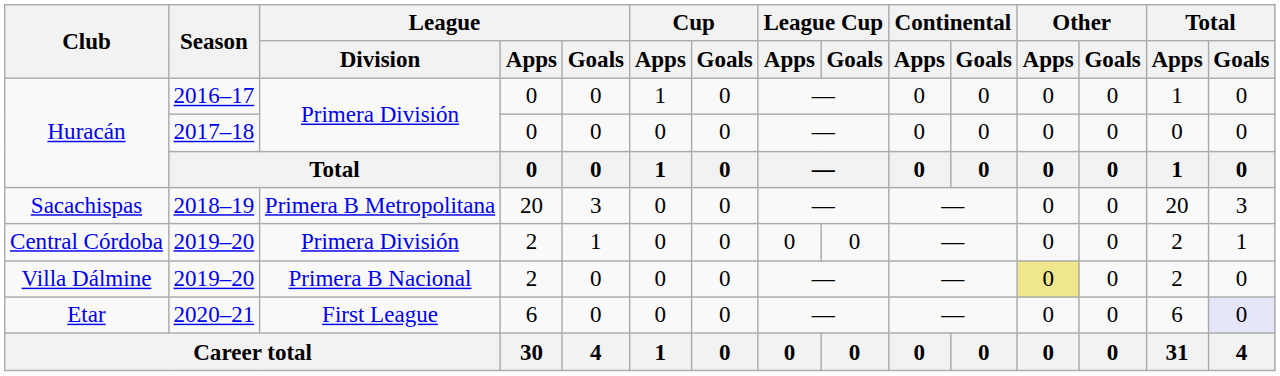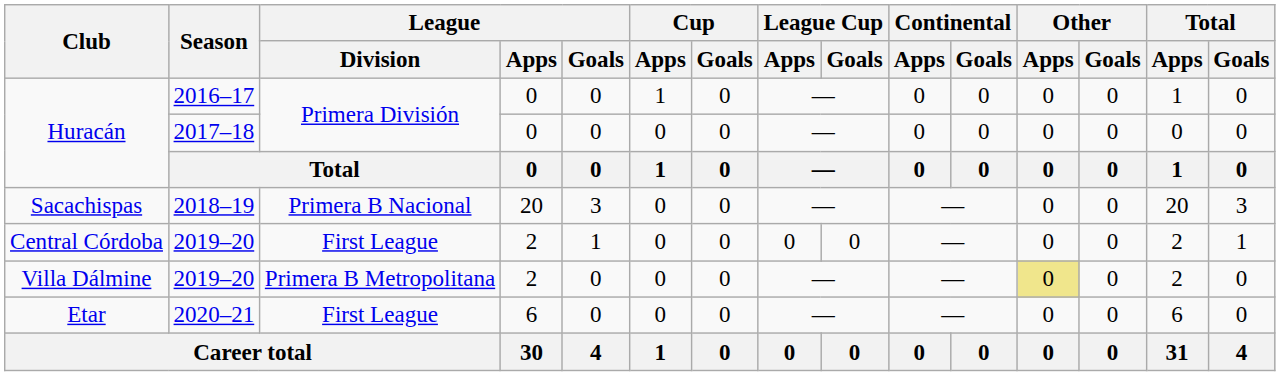(380, 205) Primera B Metropolitana -> (380, 205) Primera B Nacional
(380, 242) Primera División -> (380, 242) First League
(380, 278) Primera B Nacional -> (380, 278) Primera B Metropolitana
(1241, 315) lavender background -> (1241, 315) no background
